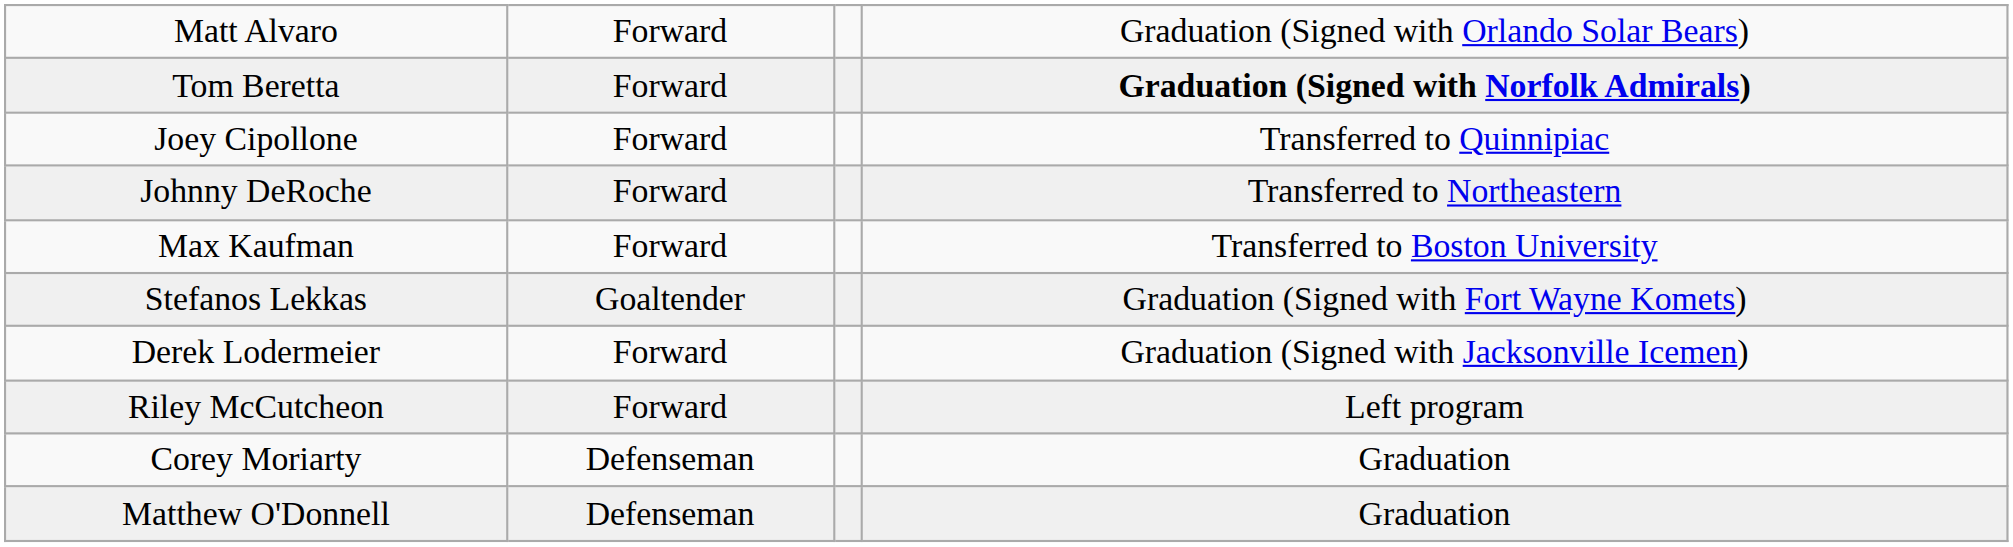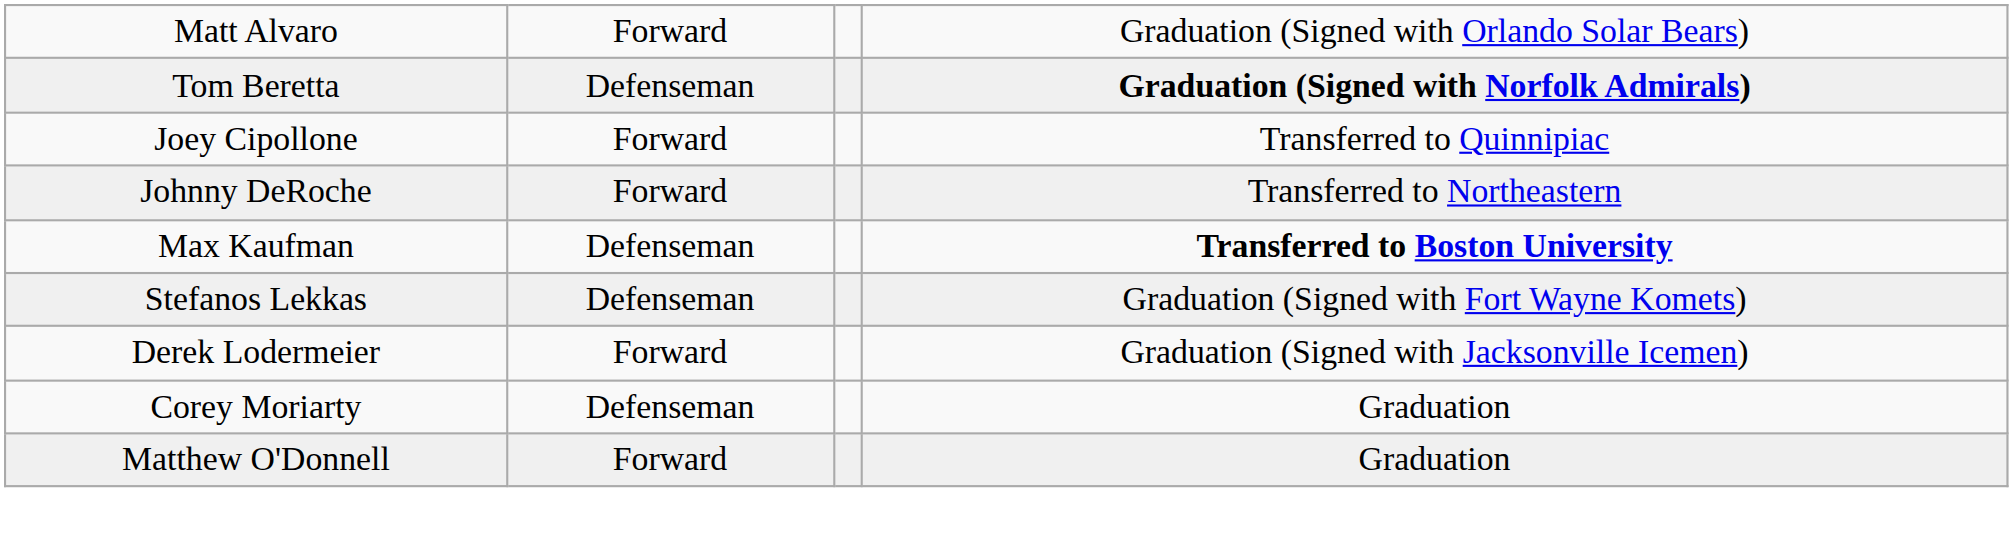(670, 84) Forward -> (670, 84) Defenseman
(670, 245) Forward -> (670, 245) Defenseman
(1435, 245) normal -> (1435, 245) bold
(670, 298) Goaltender -> (670, 298) Defenseman
- row: (256, 406)
(670, 513) Defenseman -> (670, 459) Forward
